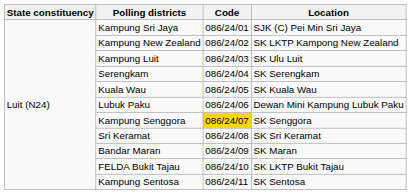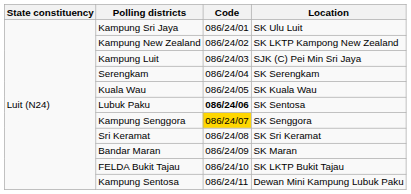(307, 27) SJK (C) Pei Min Sri Jaya -> (278, 27) SK Ulu Luit
(278, 58) SK Ulu Luit -> (307, 58) SJK (C) Pei Min Sri Jaya
(227, 104) normal -> (227, 104) bold
(329, 104) Dewan Mini Kampung Lubuk Paku -> (279, 104) SK Sentosa
(279, 181) SK Sentosa -> (329, 181) Dewan Mini Kampung Lubuk Paku
